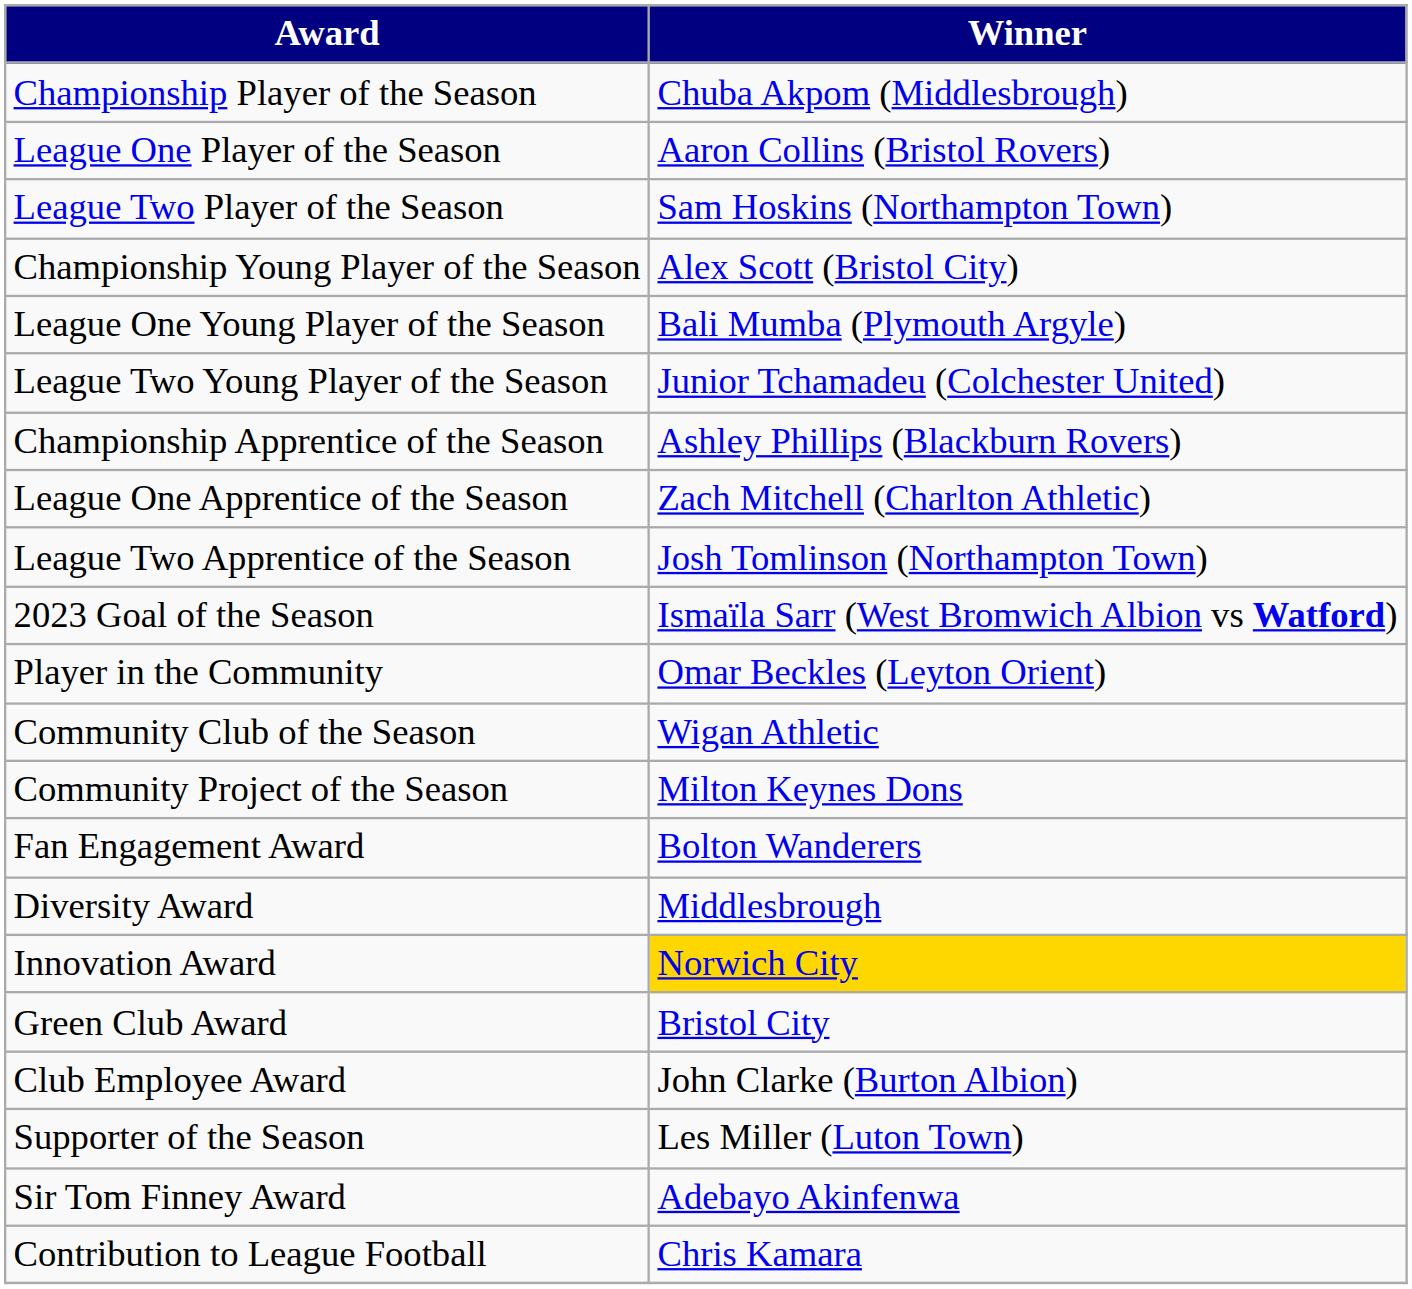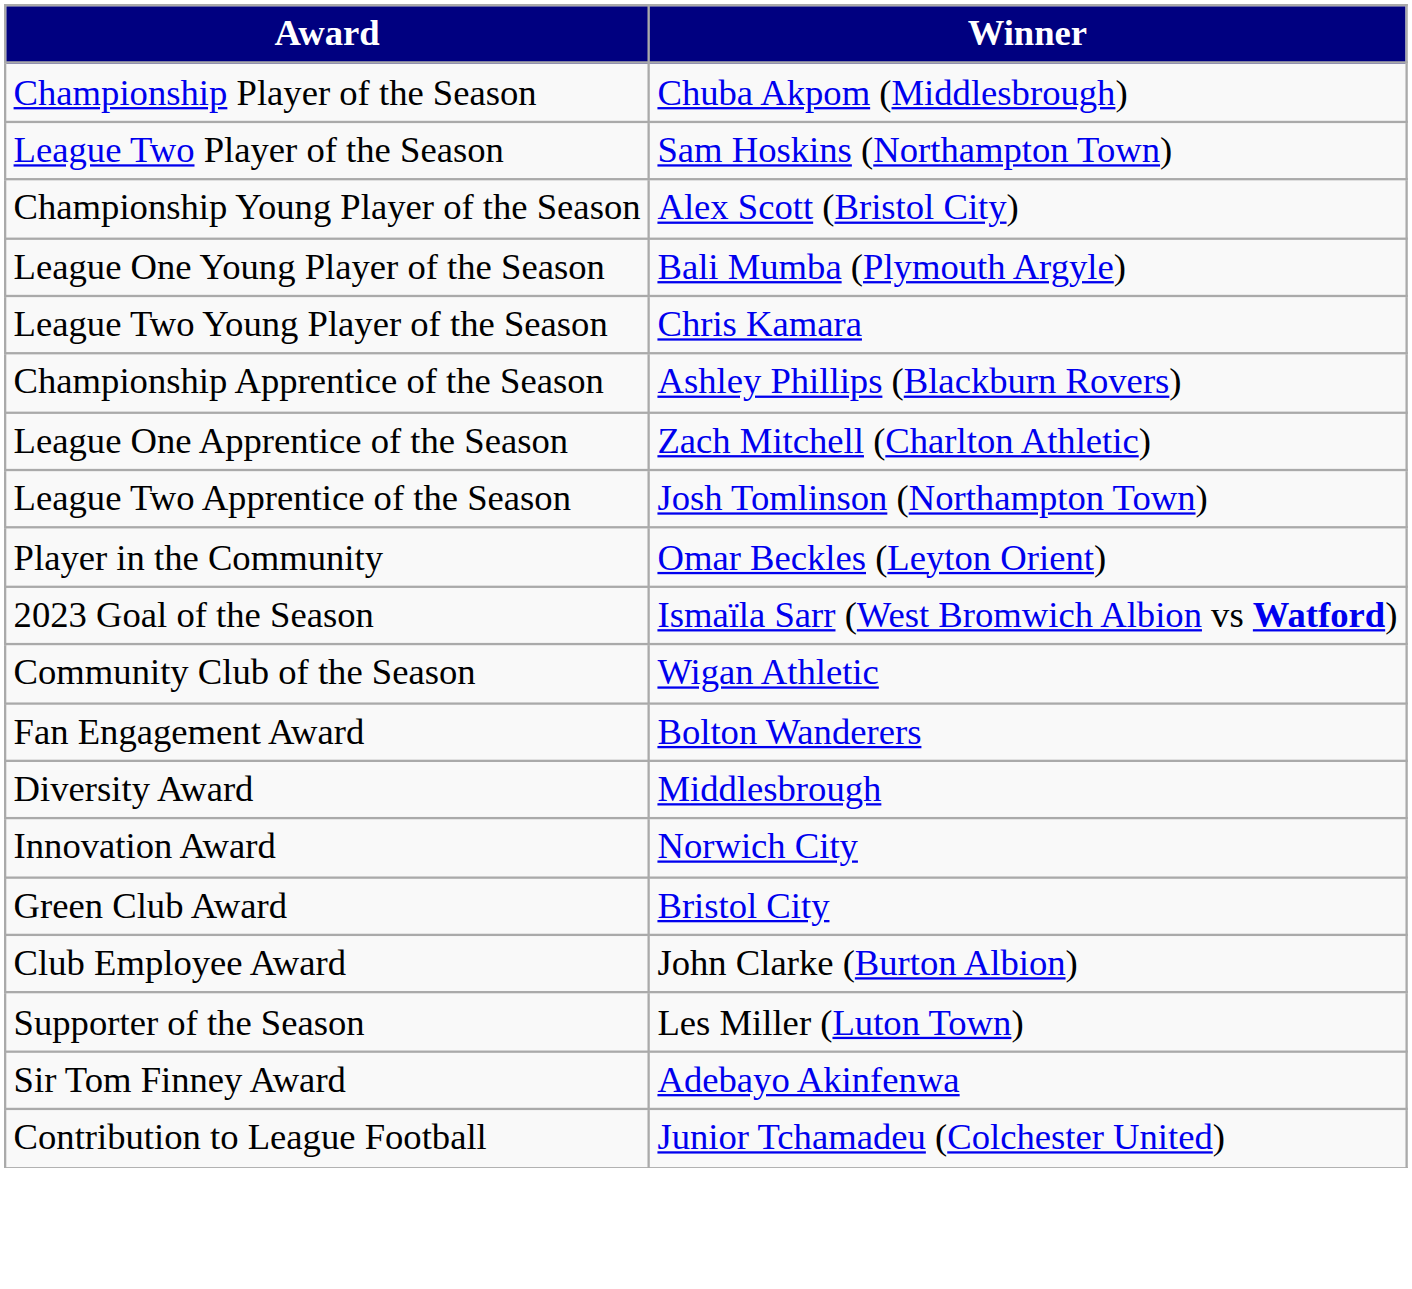- row: (257, 149)
(941, 382) Junior Tchamadeu (Colchester United) -> (760, 324) Chris Kamara
rows swapped: (194, 614) <-> (198, 672)
- row: (261, 788)
(758, 963) gold background -> (758, 847) no background
(760, 1253) Chris Kamara -> (941, 1137) Junior Tchamadeu (Colchester United)
